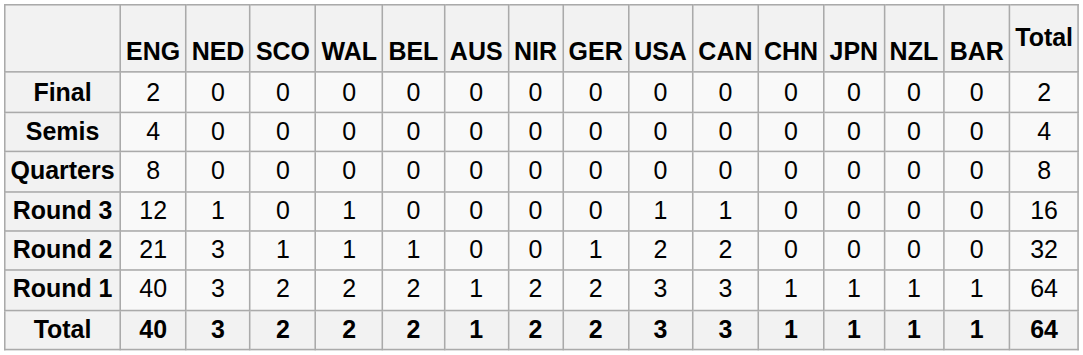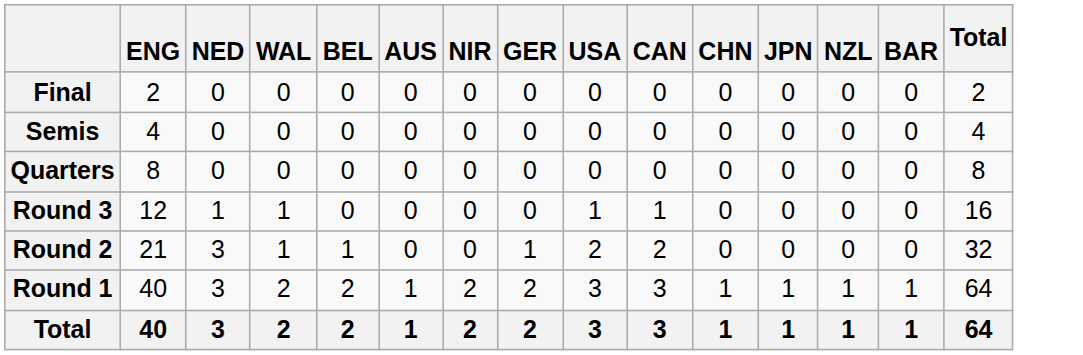- column: (283, 52)
